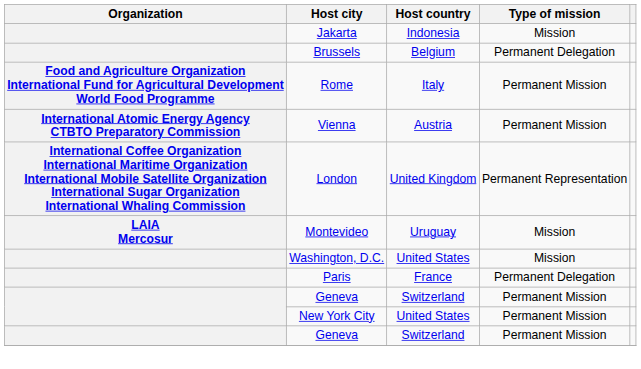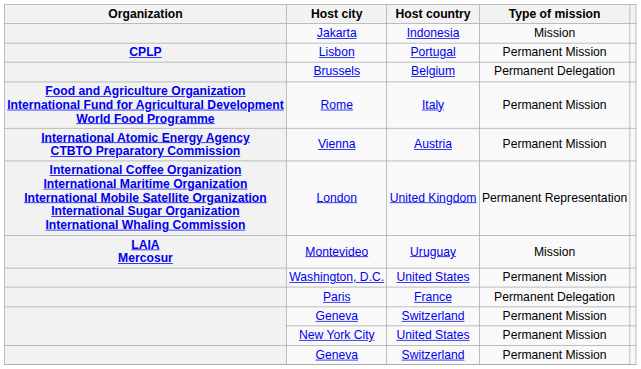+ row: (337, 52)
(555, 258) Mission -> (555, 277) Permanent Mission
